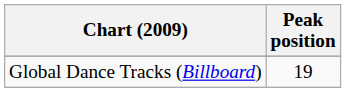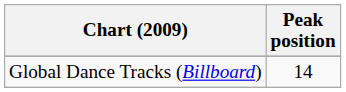(303, 71) 19 -> (303, 71) 14
